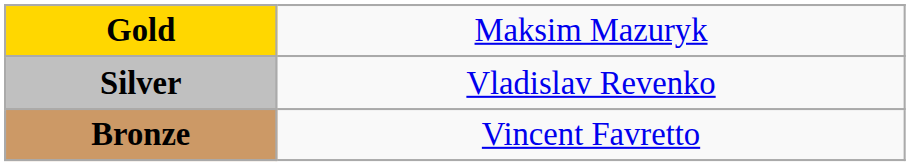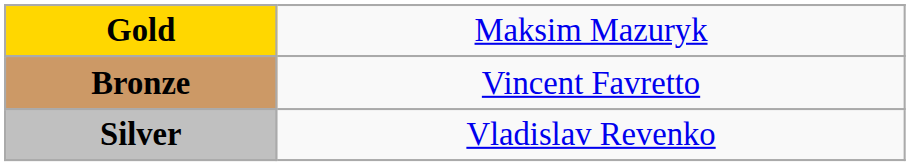rows swapped: (141, 82) <-> (141, 133)
